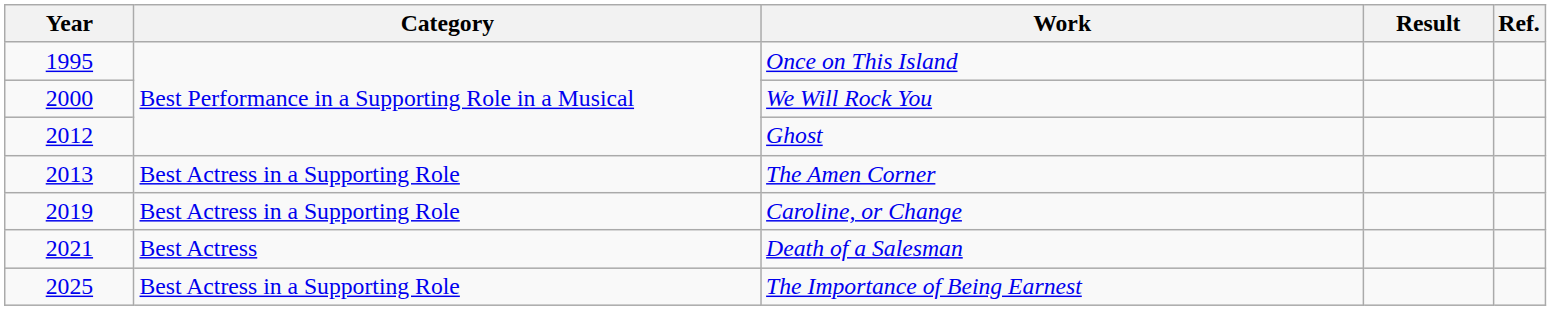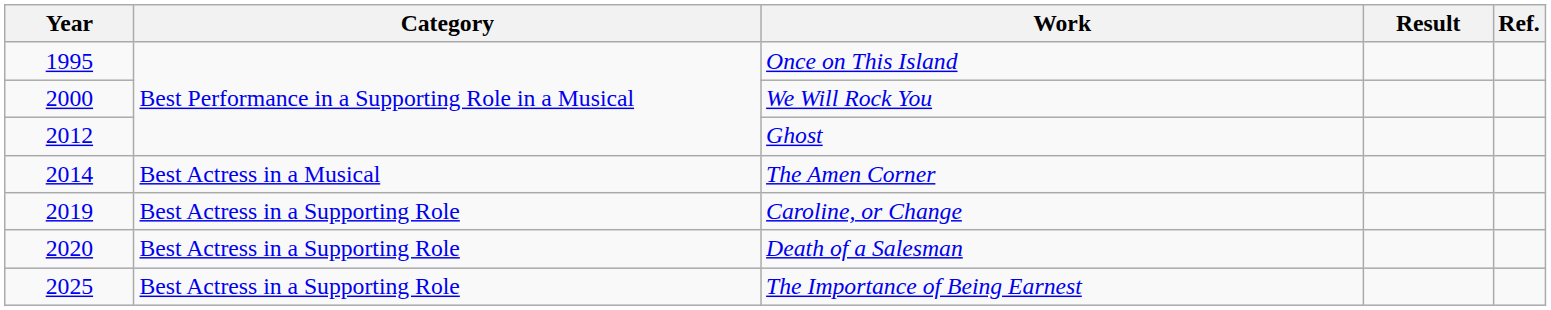(69, 173) 2013 -> (69, 173) 2014
(300, 173) Best Actress in a Supporting Role -> (260, 173) Best Actress in a Musical
(69, 248) 2021 -> (69, 248) 2020
(198, 248) Best Actress -> (300, 248) Best Actress in a Supporting Role
